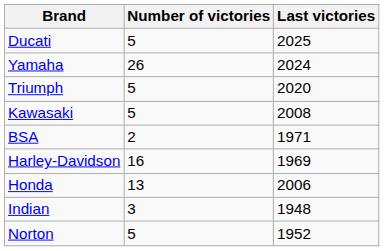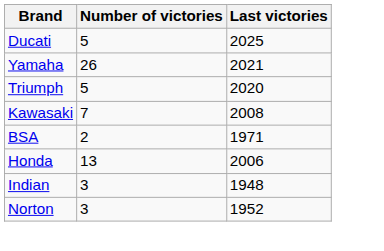(294, 64) 2024 -> (247, 64) 2021
(132, 112) 5 -> (84, 112) 7
- row: (64, 161)
(132, 233) 5 -> (84, 209) 3
